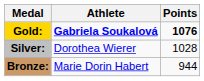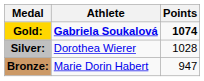(185, 31) 1076 -> (185, 31) 1074
(188, 66) 944 -> (188, 66) 947
